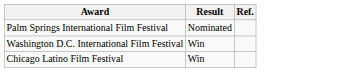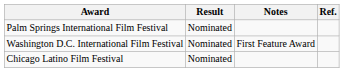+ column: (276, 12)
(196, 43) Win -> (210, 43) Nominated
(196, 59) Win -> (210, 59) Nominated
